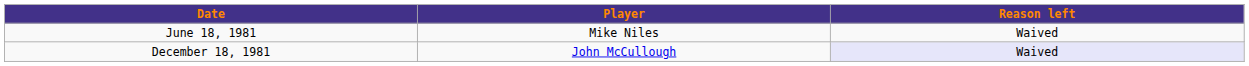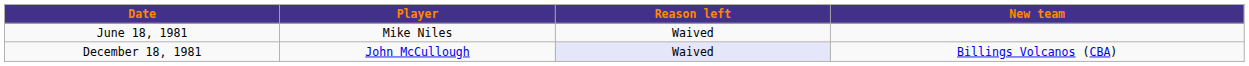+ column: (1037, 14)
